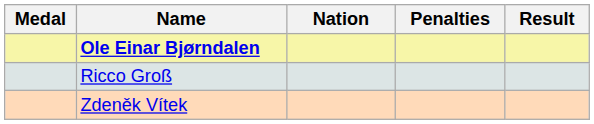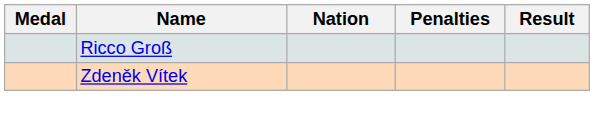- row: (170, 48)
